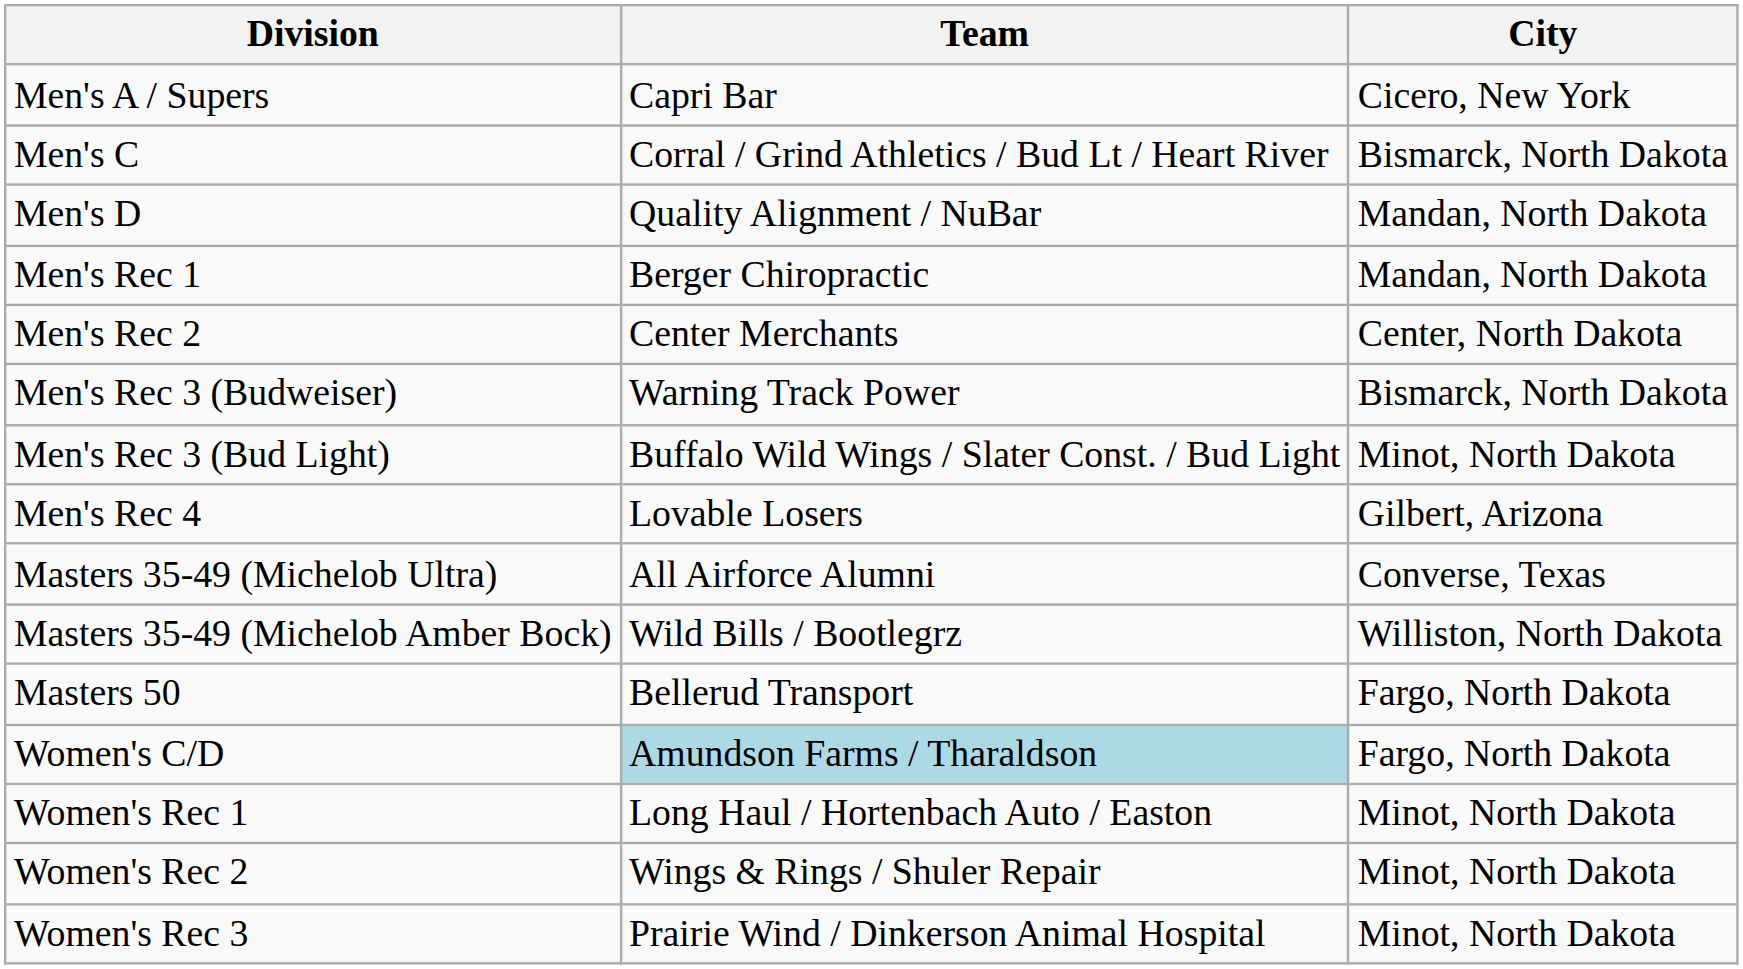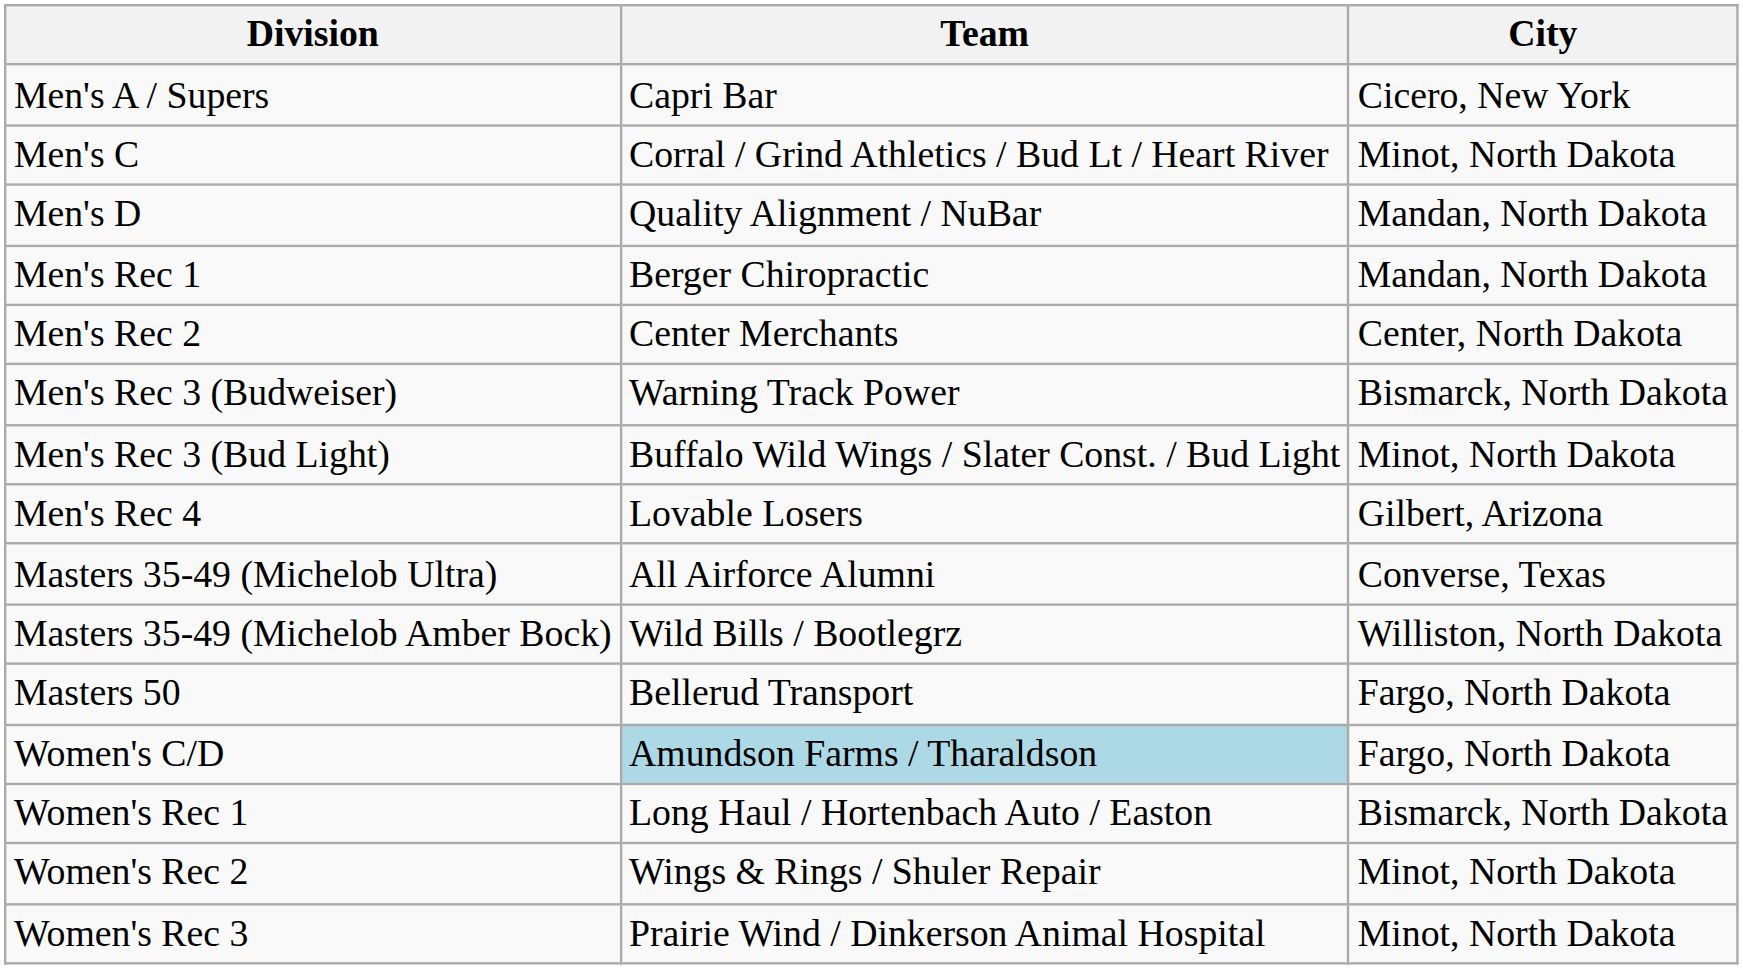(1543, 154) Bismarck, North Dakota -> (1517, 154) Minot, North Dakota
(1517, 812) Minot, North Dakota -> (1543, 812) Bismarck, North Dakota
